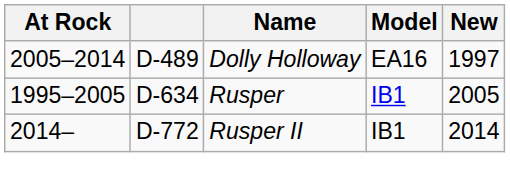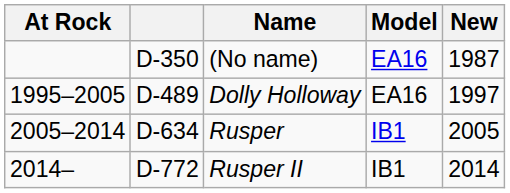+ row: (264, 59)
(68, 59) 2005–2014 -> (68, 95) 1995–2005
(68, 95) 1995–2005 -> (68, 132) 2005–2014
